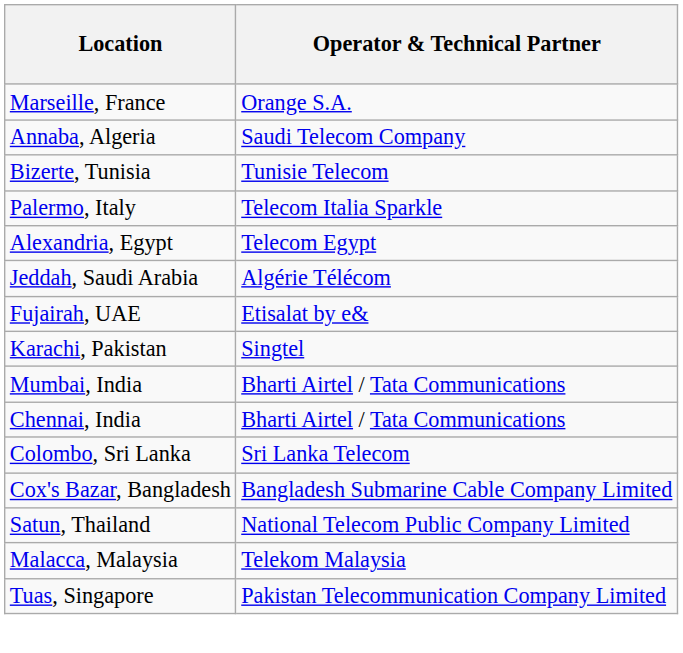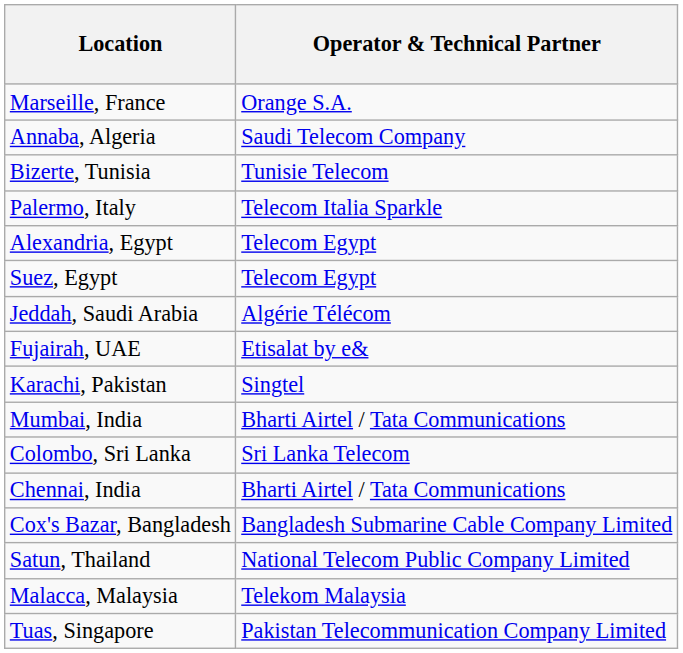+ row: (64, 278)
rows swapped: (100, 454) <-> (75, 419)
